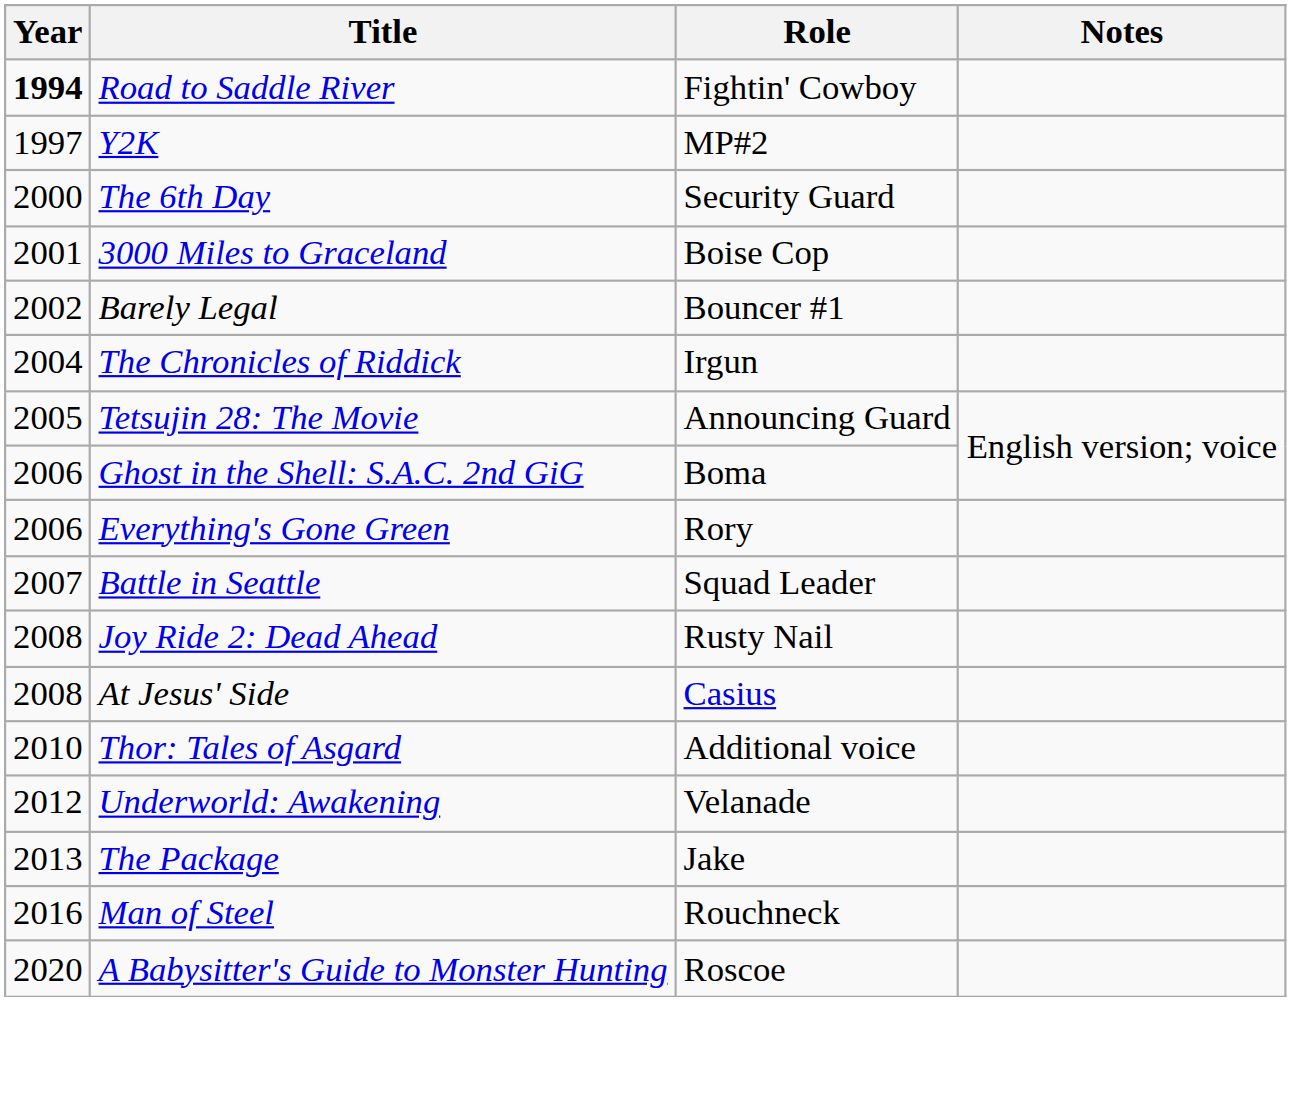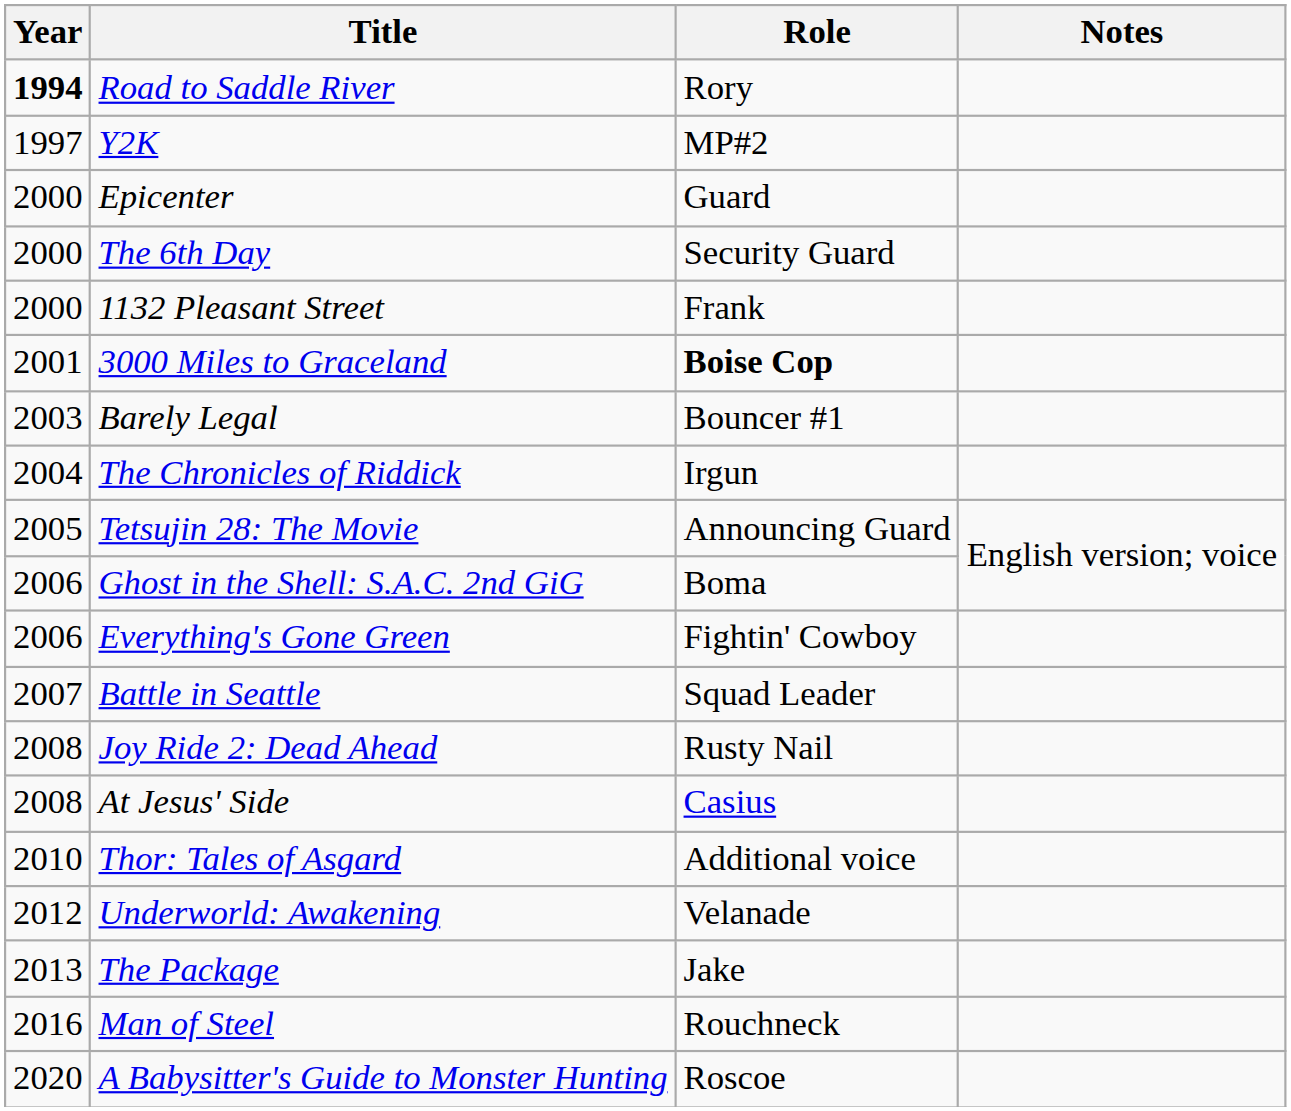(800, 87) Fightin' Cowboy -> (718, 87) Rory
+ row: (166, 197)
+ row: (241, 307)
(756, 252) normal -> (758, 362) bold
(48, 307) 2002 -> (48, 417) 2003
(718, 527) Rory -> (800, 637) Fightin' Cowboy
